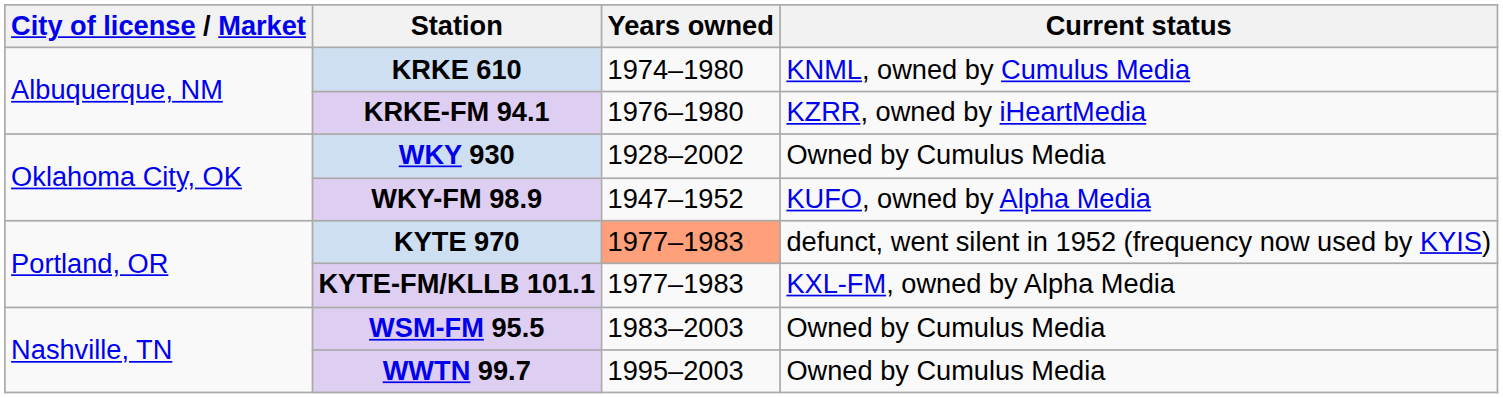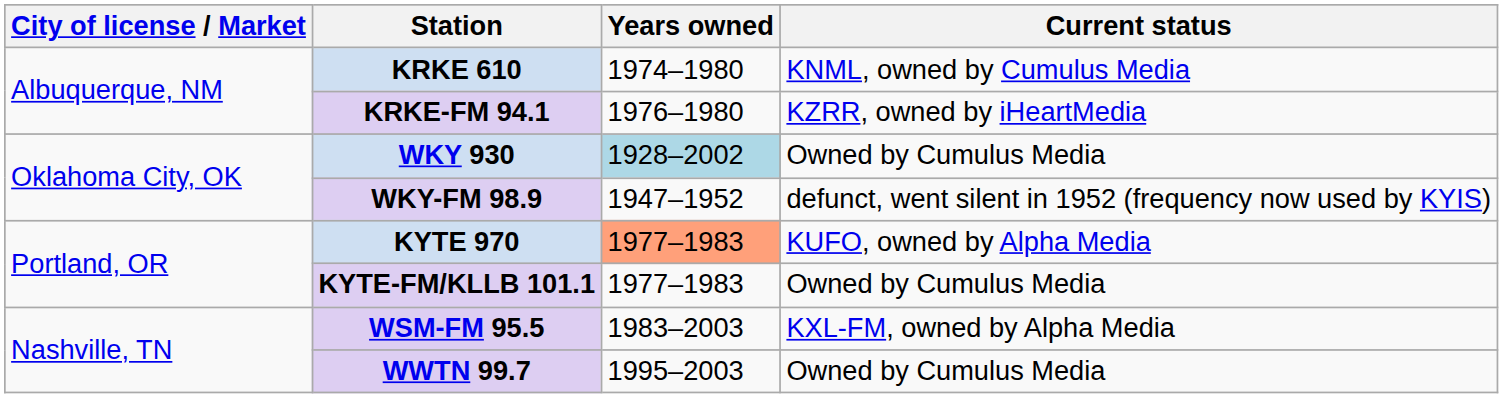(676, 155) no background -> (676, 155) lightblue background
(969, 198) KUFO, owned by Alpha Media -> (1139, 198) defunct, went silent in 1952 (frequency now used by KYIS)
(1139, 241) defunct, went silent in 1952 (frequency now used by KYIS) -> (969, 241) KUFO, owned by Alpha Media
(981, 284) KXL-FM, owned by Alpha Media -> (946, 284) Owned by Cumulus Media
(946, 328) Owned by Cumulus Media -> (981, 328) KXL-FM, owned by Alpha Media
